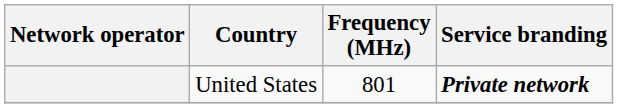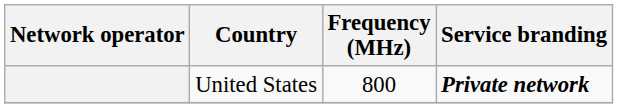(379, 84) 801 -> (379, 84) 800
